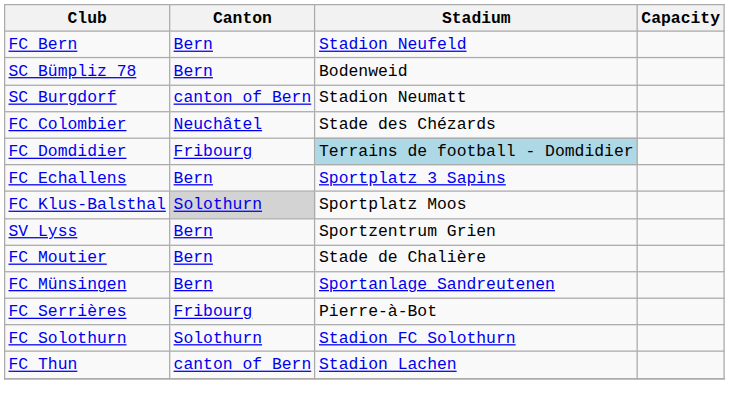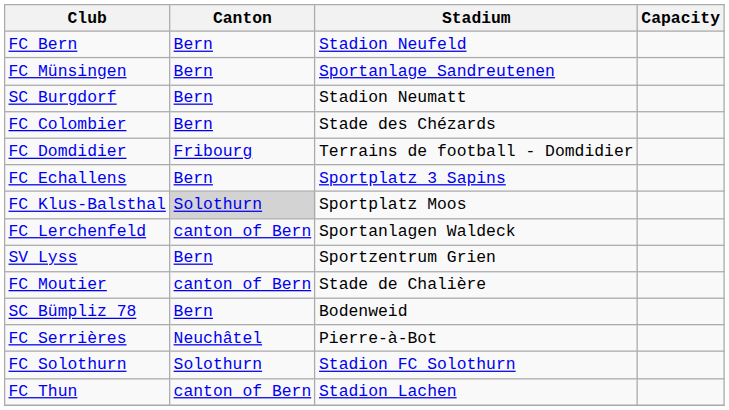rows swapped: (72, 71) <-> (68, 285)
(242, 98) canton of Bern -> (193, 98) Bern
(218, 125) Neuchâtel -> (193, 125) Bern
(476, 151) lightblue background -> (476, 151) no background
+ row: (77, 232)
(193, 258) Bern -> (242, 285) canton of Bern
(213, 312) Fribourg -> (218, 338) Neuchâtel
